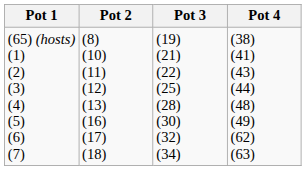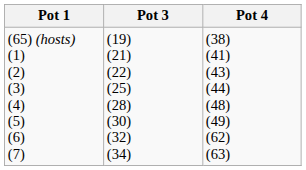- column: (116, 16)
